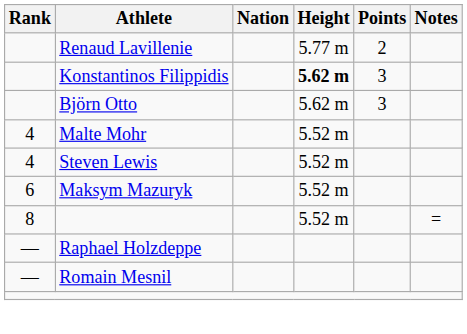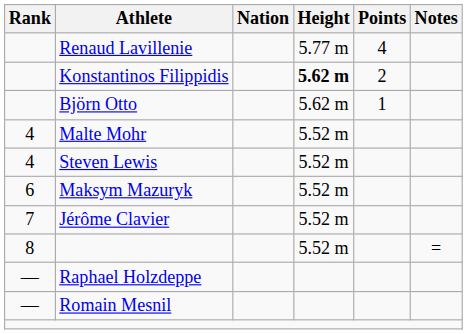(382, 47) 2 -> (382, 47) 4
(382, 76) 3 -> (382, 76) 2
(382, 104) 3 -> (382, 104) 1
+ row: (30, 219)
